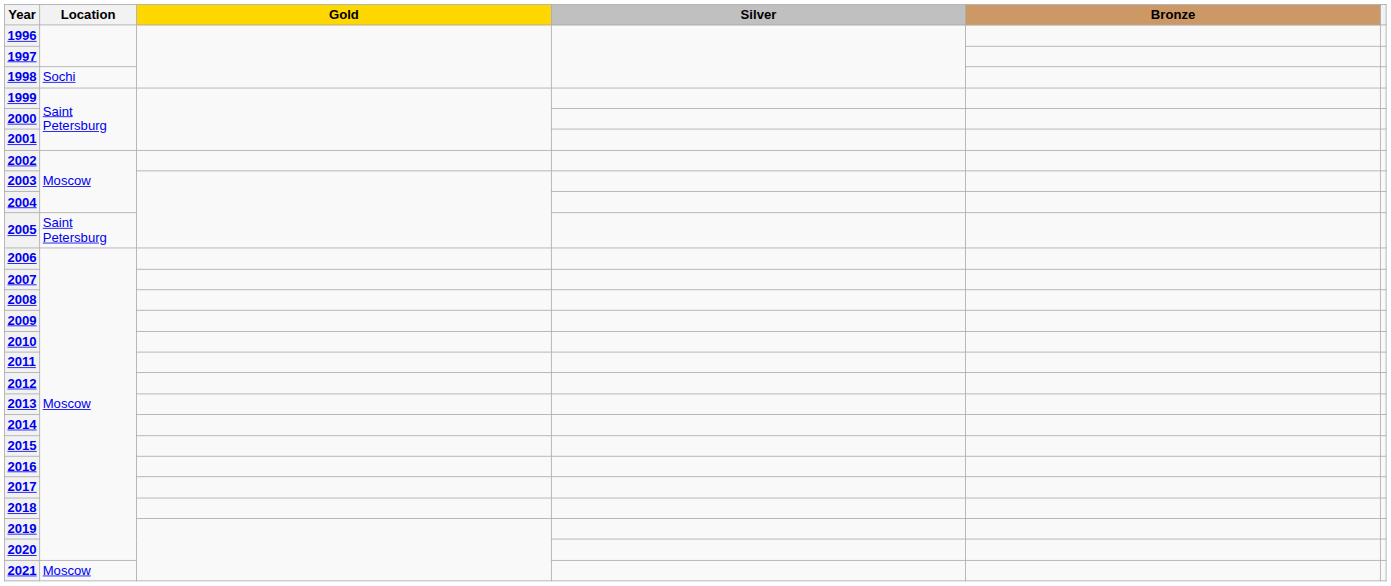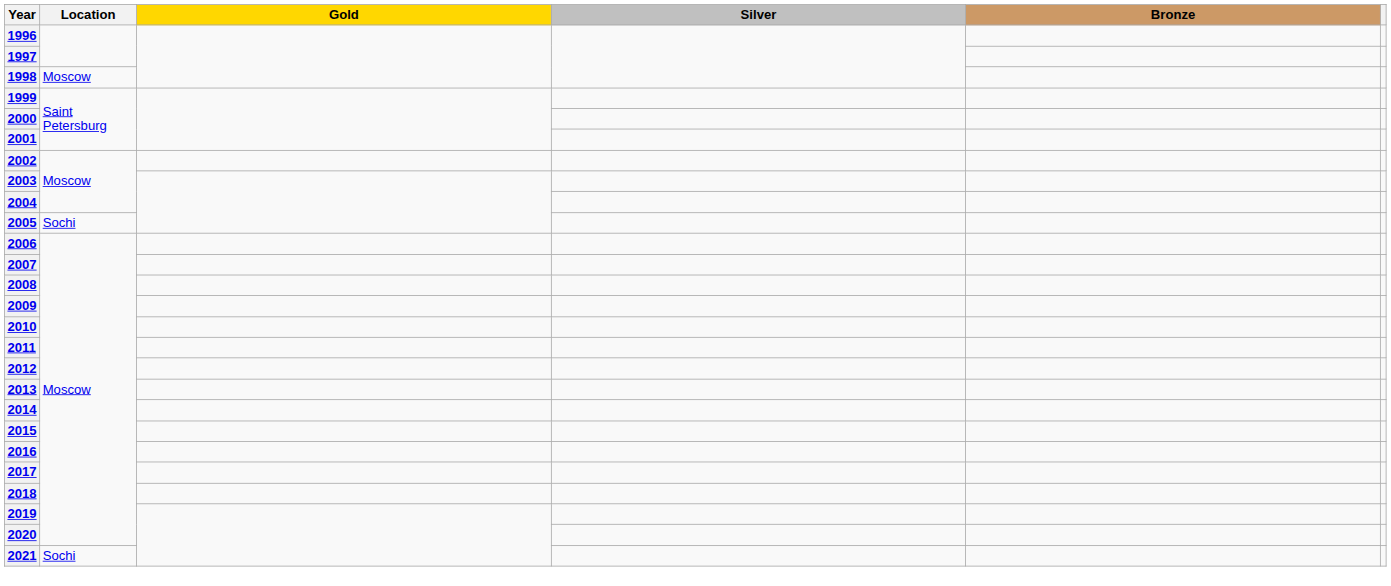(59, 77) Sochi -> (67, 77) Moscow
(75, 230) Saint Petersburg -> (59, 222) Sochi
(67, 570) Moscow -> (59, 555) Sochi
